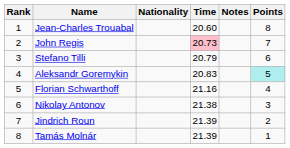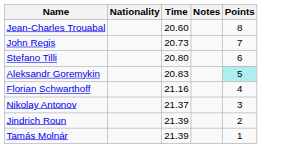- column: (18, 12)
(205, 43) pink background -> (176, 43) no background
(205, 58) 20.79 -> (176, 58) 20.80
(205, 105) 21.38 -> (176, 105) 21.37
